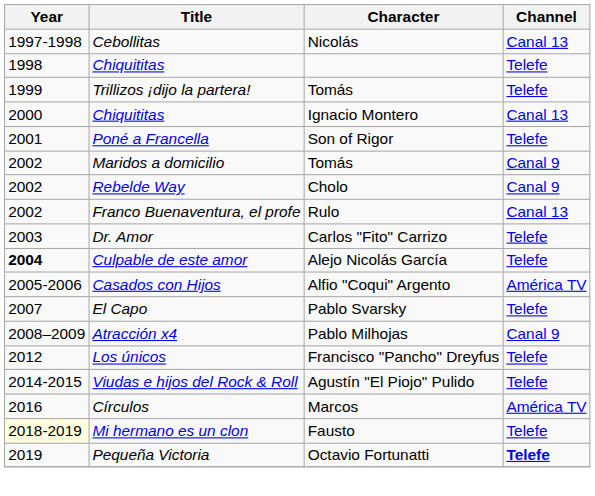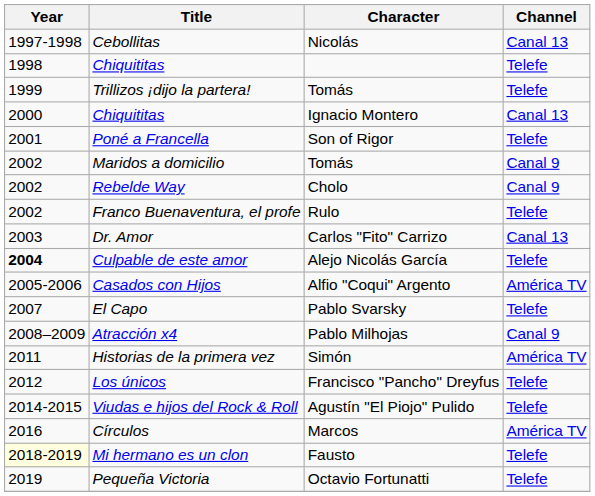(537, 212) Canal 13 -> (527, 212) Telefe
(527, 236) Telefe -> (537, 236) Canal 13
+ row: (184, 358)
(528, 455) bold -> (527, 480) normal
